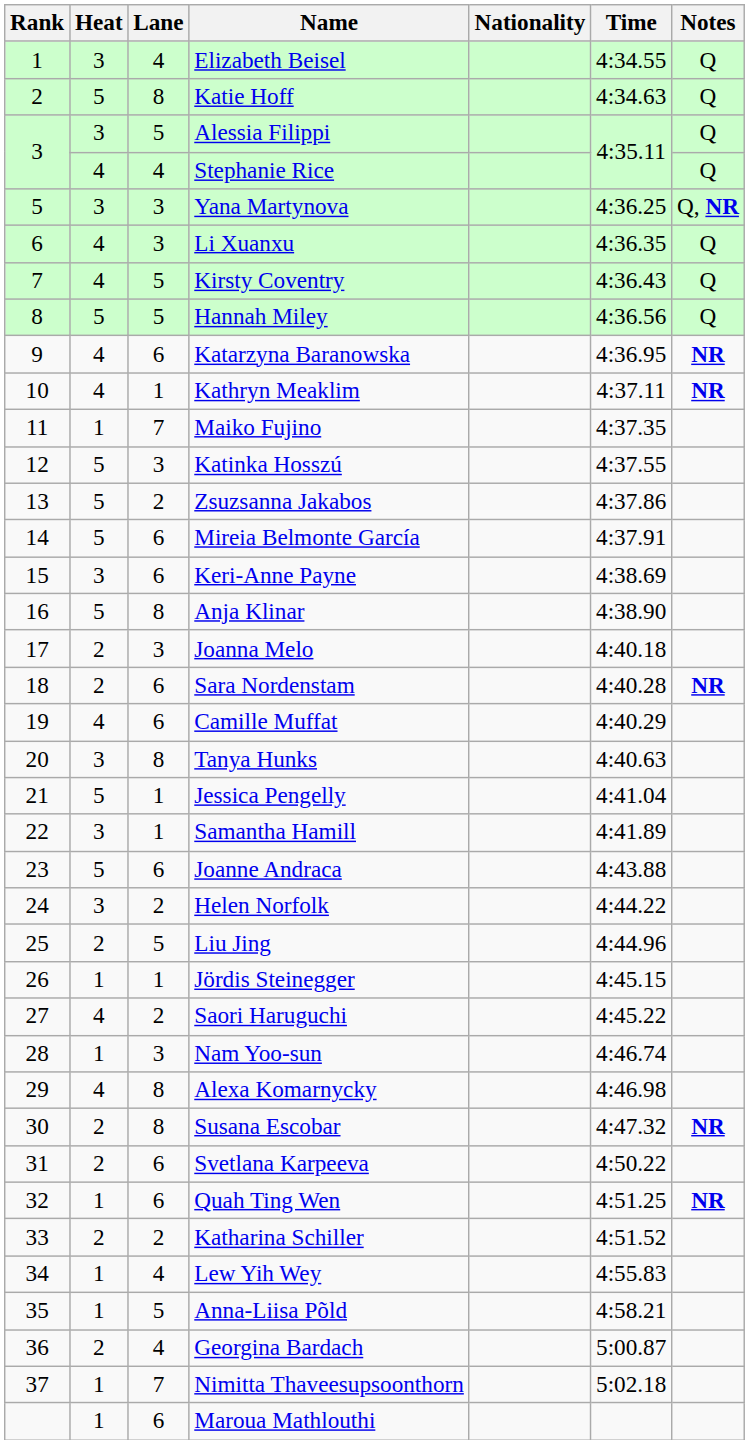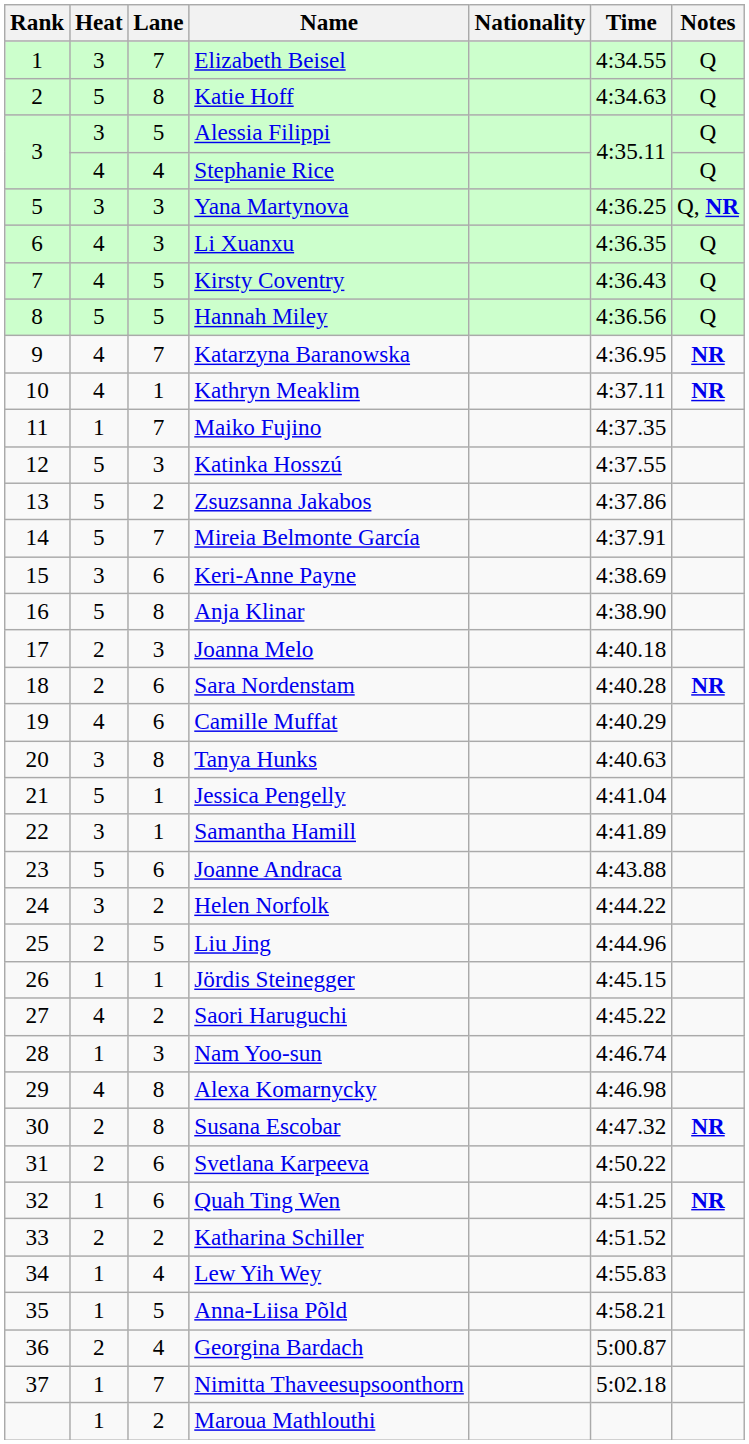(158, 59) 4 -> (158, 59) 7
(158, 354) 6 -> (158, 354) 7
(158, 538) 6 -> (158, 538) 7
(158, 1421) 6 -> (158, 1421) 2
